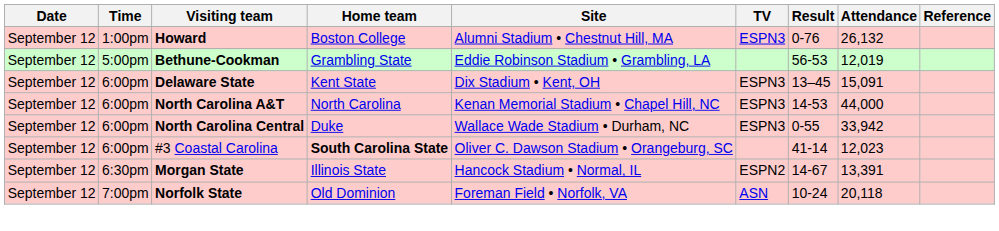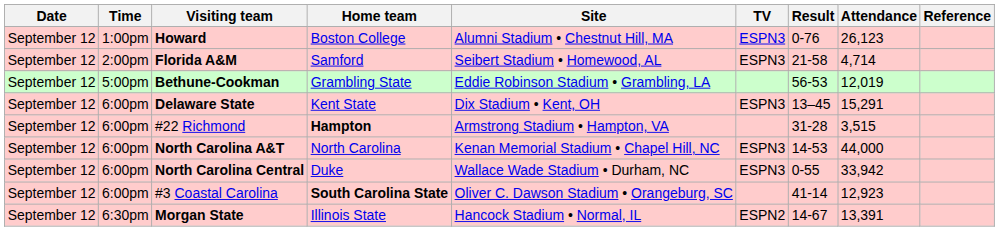(862, 38) 26,132 -> (862, 38) 26,123
+ row: (196, 60)
(862, 82) 15,091 -> (862, 104) 15,291
+ row: (200, 126)
(862, 149) 12,023 -> (862, 193) 12,923
- row: (199, 193)
